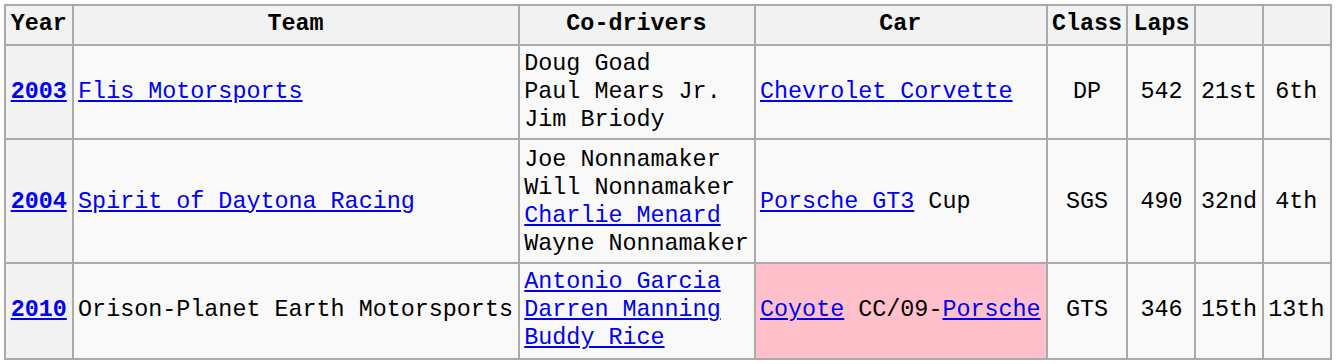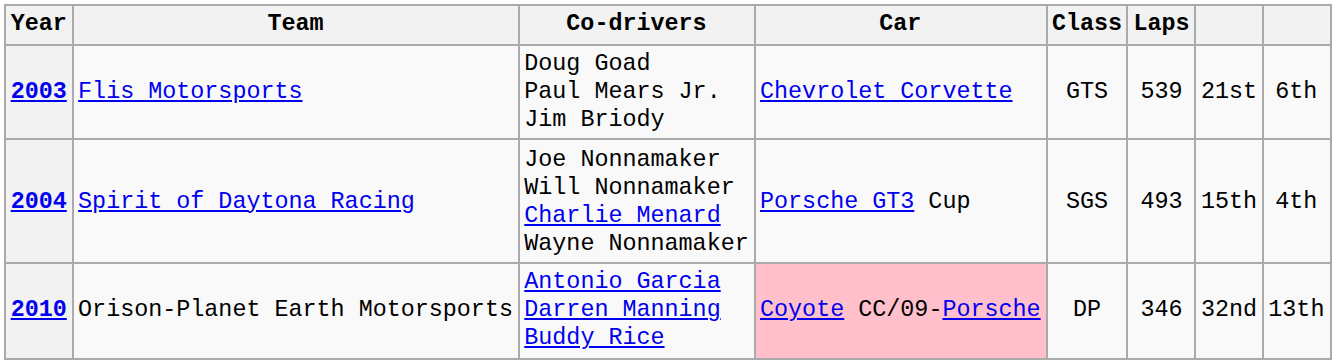(1087, 92) DP -> (1087, 92) GTS
(1161, 92) 542 -> (1161, 92) 539
(1161, 201) 490 -> (1161, 201) 493
(1229, 201) 32nd -> (1229, 201) 15th
(1087, 310) GTS -> (1087, 310) DP
(1229, 310) 15th -> (1229, 310) 32nd
